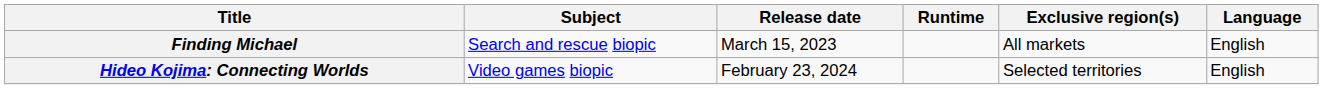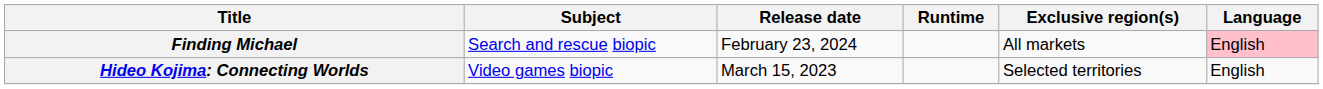(779, 44) March 15, 2023 -> (789, 44) February 23, 2024
(1238, 44) no background -> (1238, 44) pink background
(789, 70) February 23, 2024 -> (779, 70) March 15, 2023
